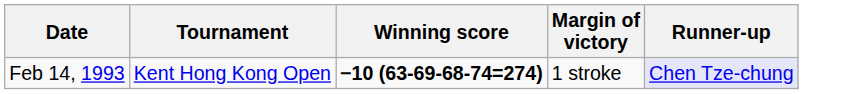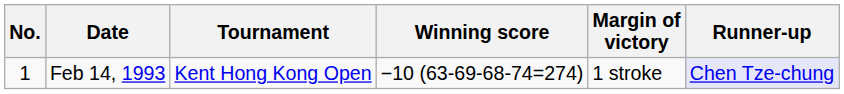+ column: (25, 31)
(441, 73) bold -> (482, 73) normal
